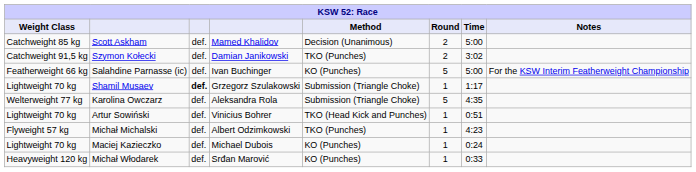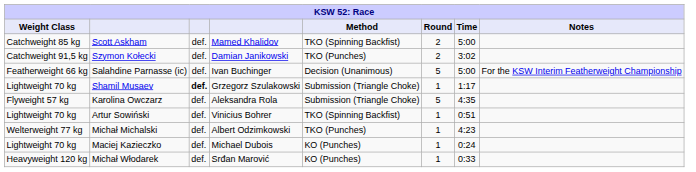(348, 41) Decision (Unanimous) -> (352, 41) TKO (Spinning Backfist)
(333, 71) KO (Punches) -> (348, 71) Decision (Unanimous)
(44, 100) Welterweight 77 kg -> (38, 100) Flyweight 57 kg
(366, 115) TKO (Head Kick and Punches) -> (352, 115) TKO (Spinning Backfist)
(38, 130) Flyweight 57 kg -> (44, 130) Welterweight 77 kg
